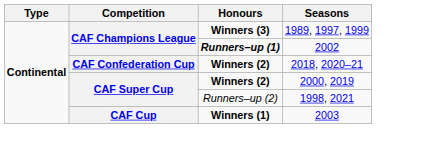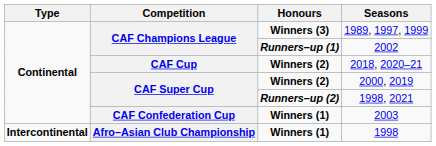(133, 64) CAF Confederation Cup -> (174, 64) CAF Cup
(240, 99) normal -> (300, 99) bold
(133, 116) CAF Cup -> (174, 116) CAF Confederation Cup
+ row: (386, 133)
